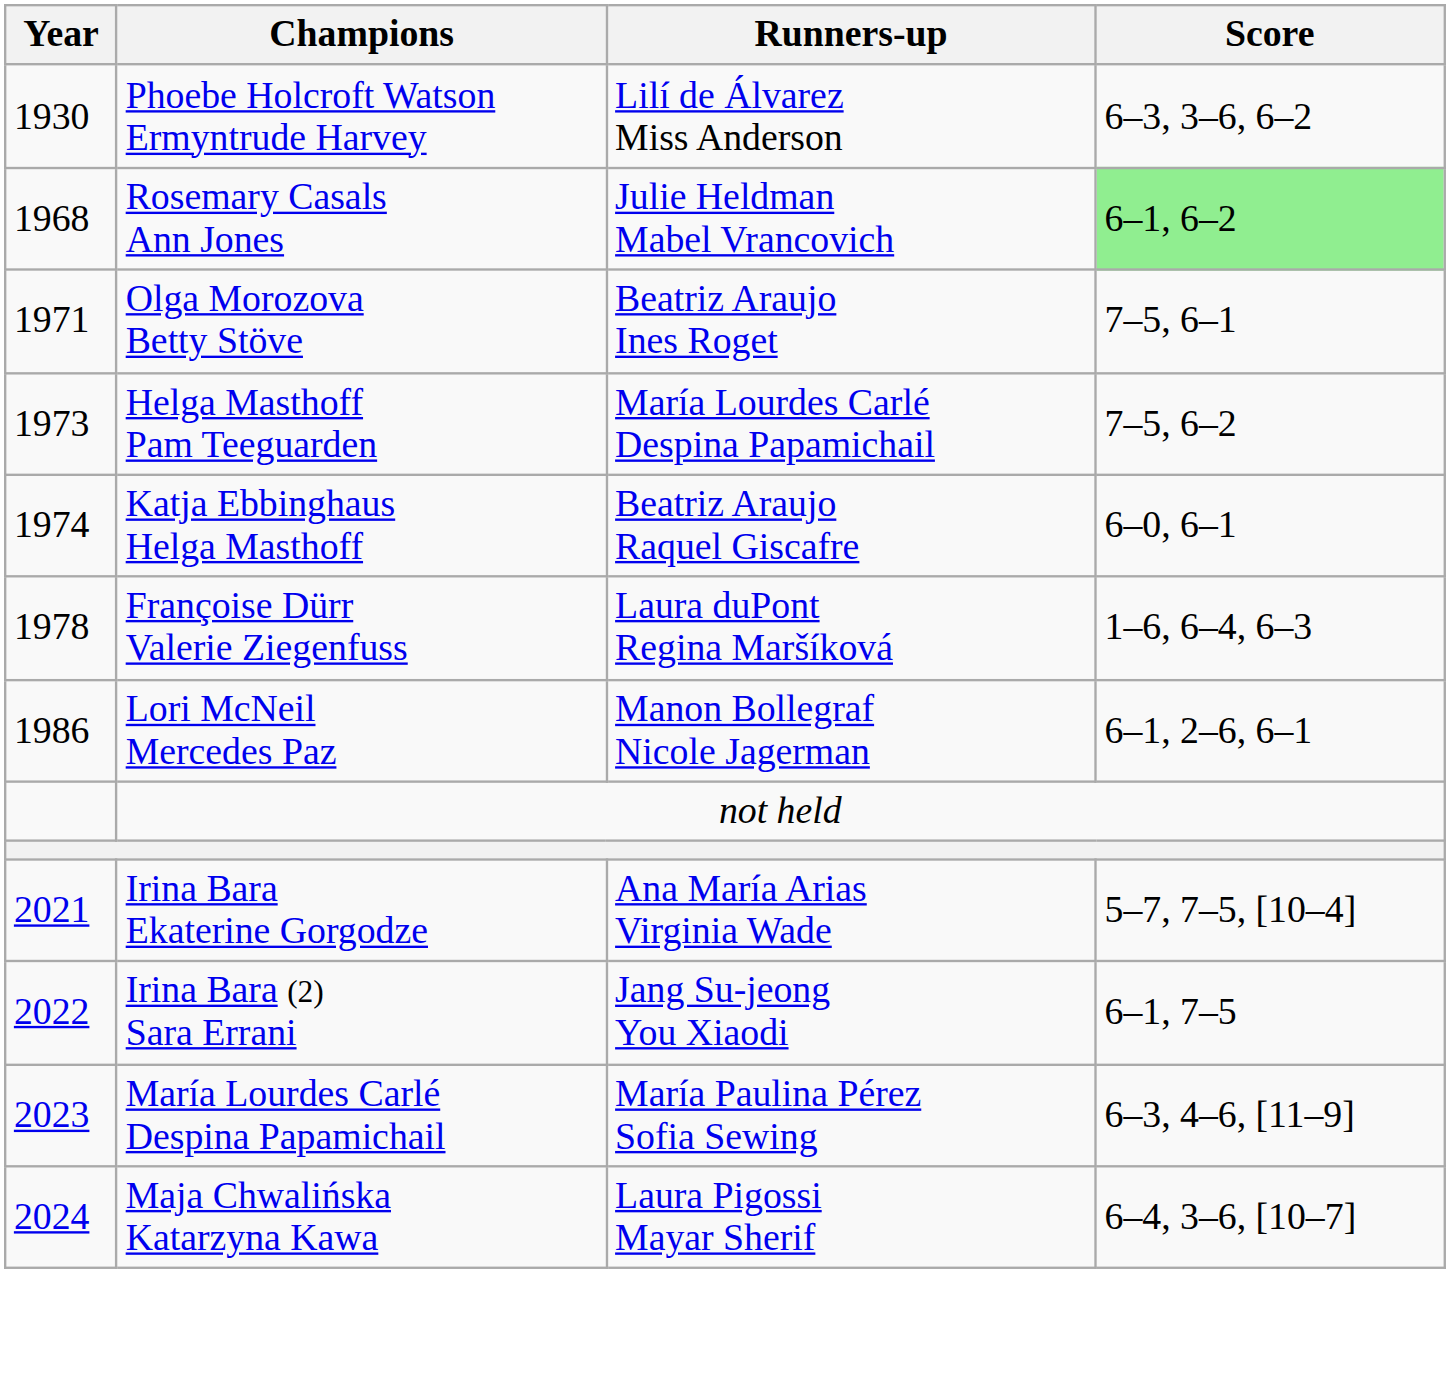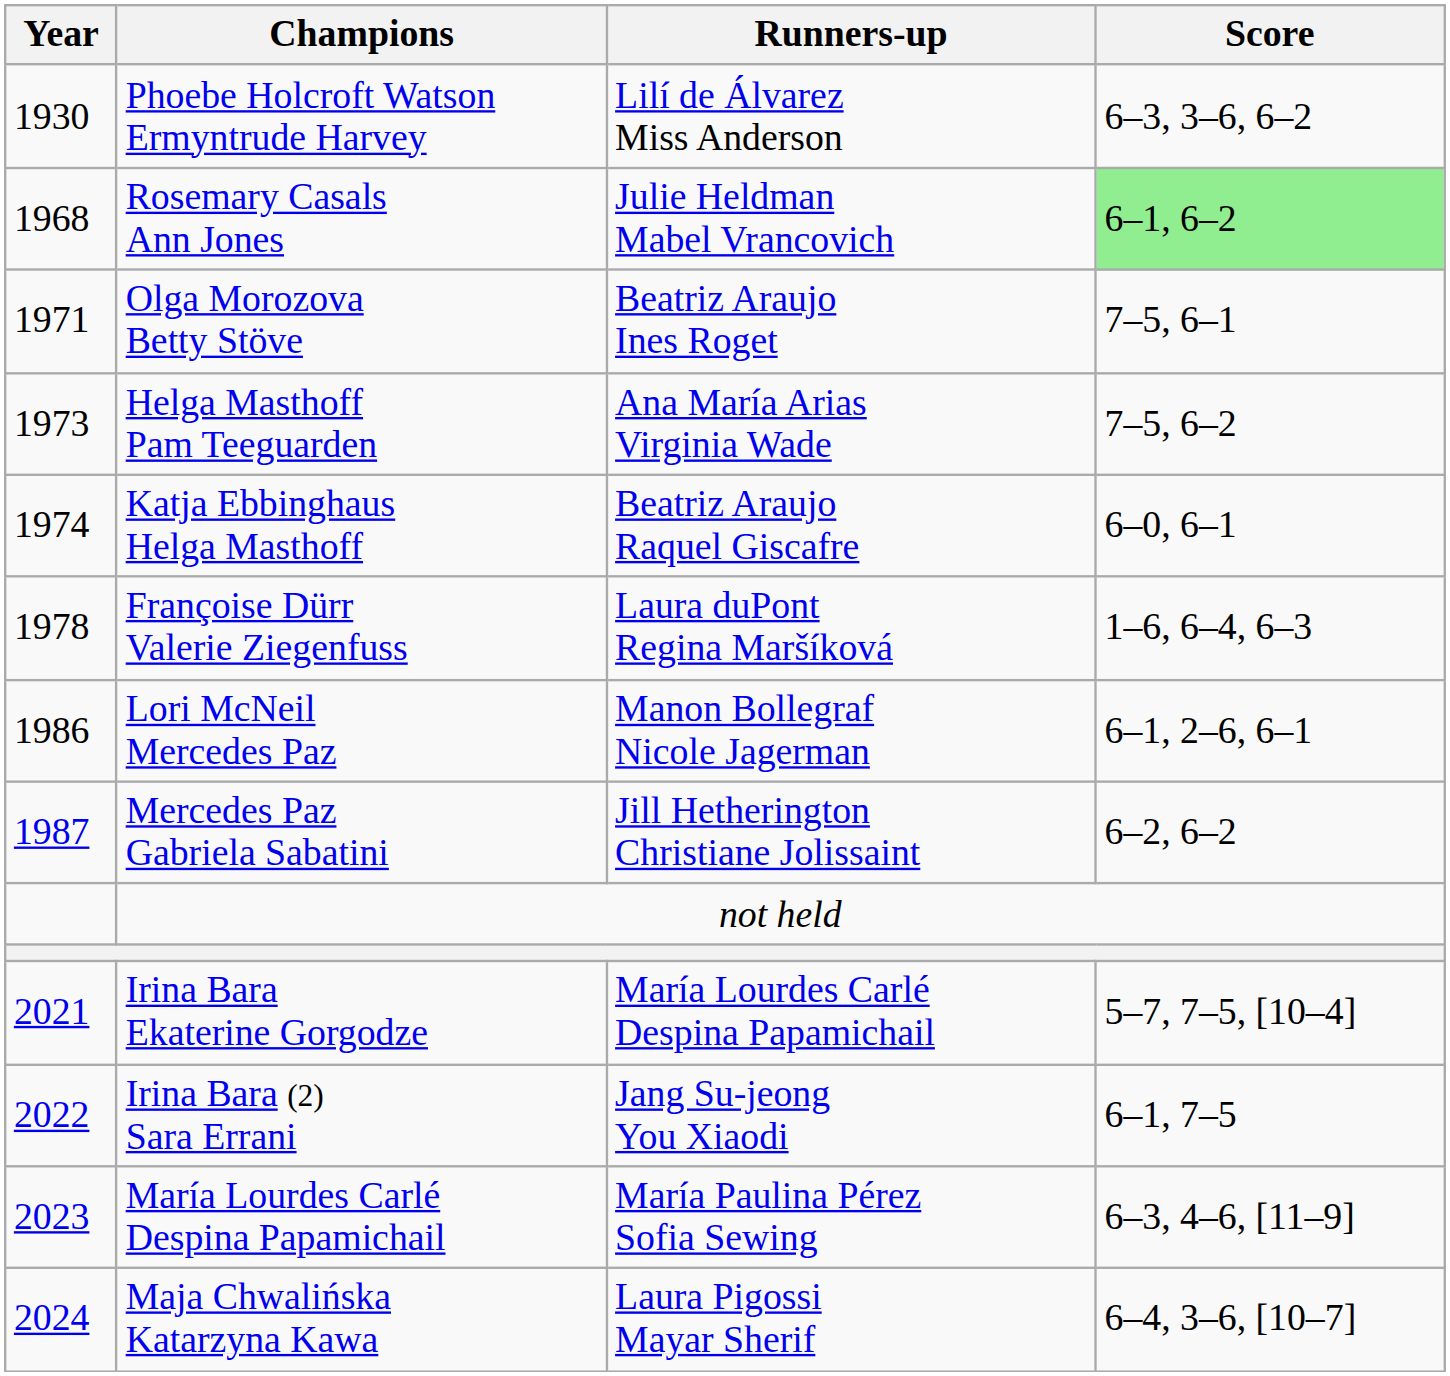(775, 422) María Lourdes Carlé Despina Papamichail -> (741, 422) Ana María Arias Virginia Wade
+ row: (257, 832)
(741, 909) Ana María Arias Virginia Wade -> (775, 1011) María Lourdes Carlé Despina Papamichail
